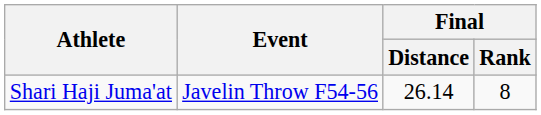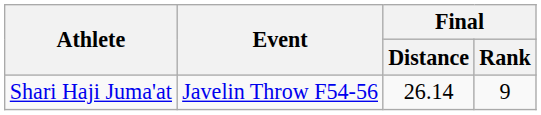(505, 92) 8 -> (505, 92) 9
